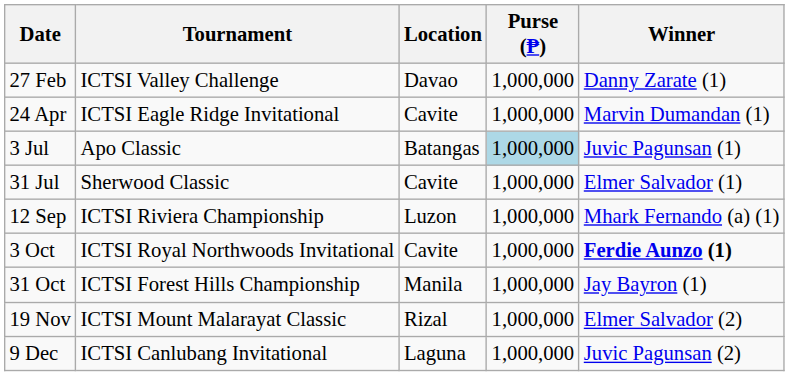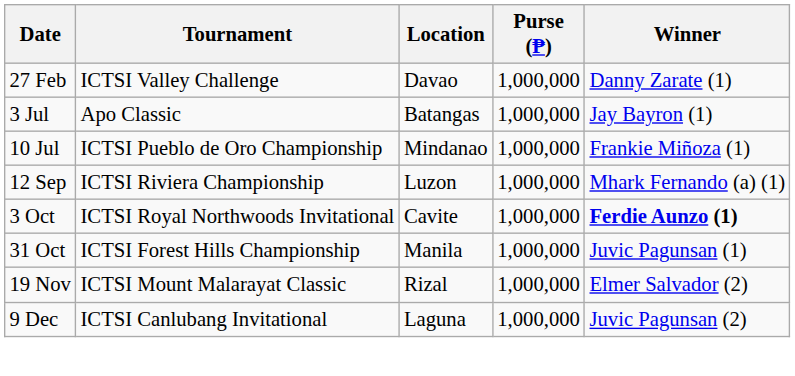- row: (38, 114)
(533, 148) lightblue background -> (539, 114) no background
(662, 148) Juvic Pagunsan (1) -> (651, 114) Jay Bayron (1)
+ row: (34, 148)
- row: (34, 182)
(645, 284) Jay Bayron (1) -> (668, 250) Juvic Pagunsan (1)
